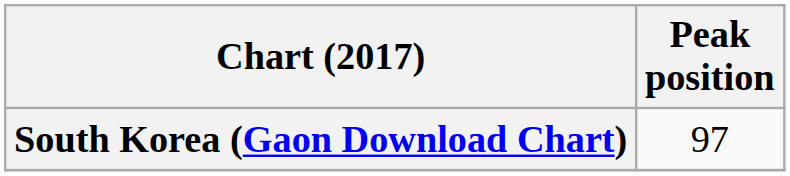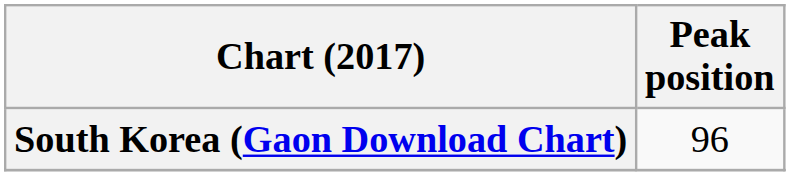(710, 138) 97 -> (710, 138) 96
